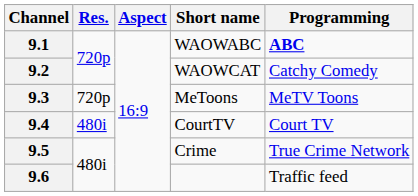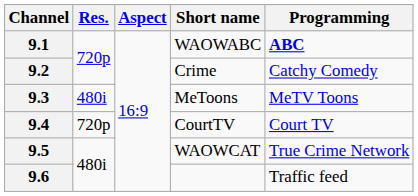(217, 71) WAOWCAT -> (195, 71) Crime
(94, 97) 720p -> (92, 97) 480i
(92, 124) 480i -> (94, 124) 720p
(195, 151) Crime -> (217, 151) WAOWCAT
